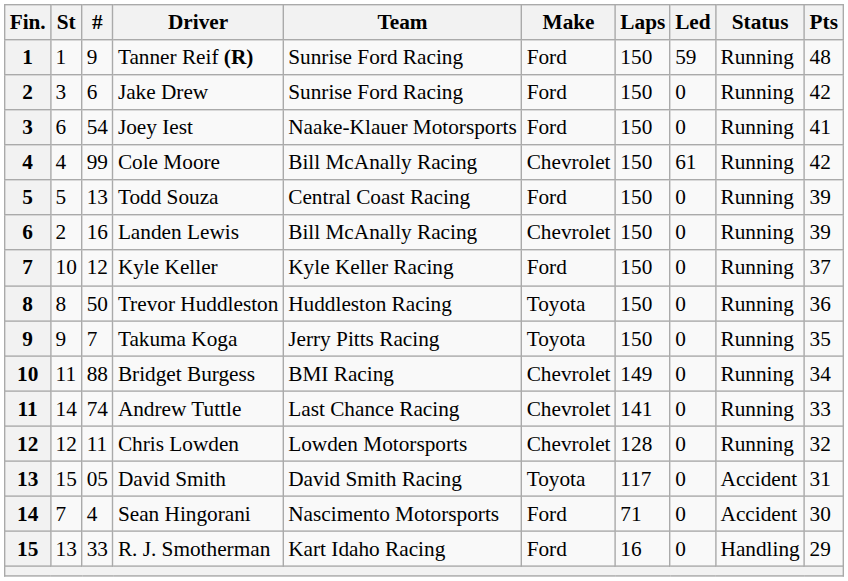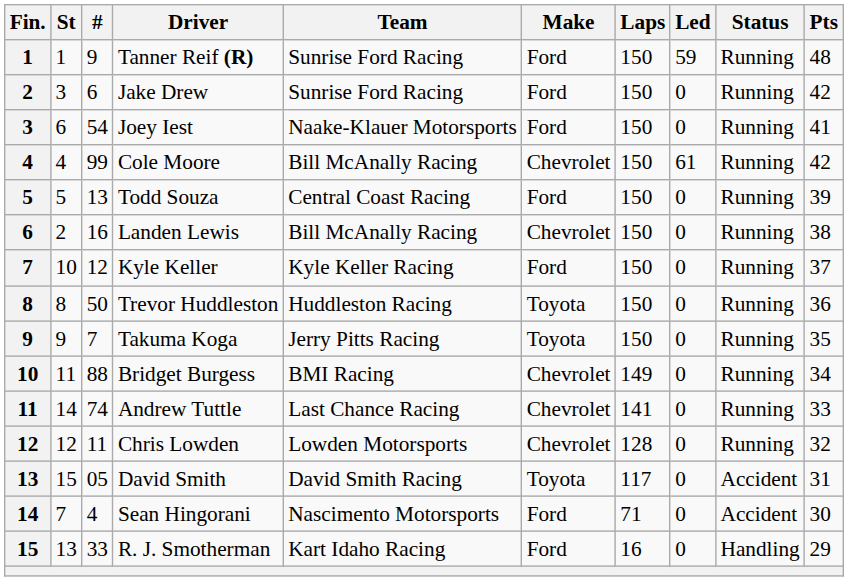(820, 232) 39 -> (820, 232) 38
